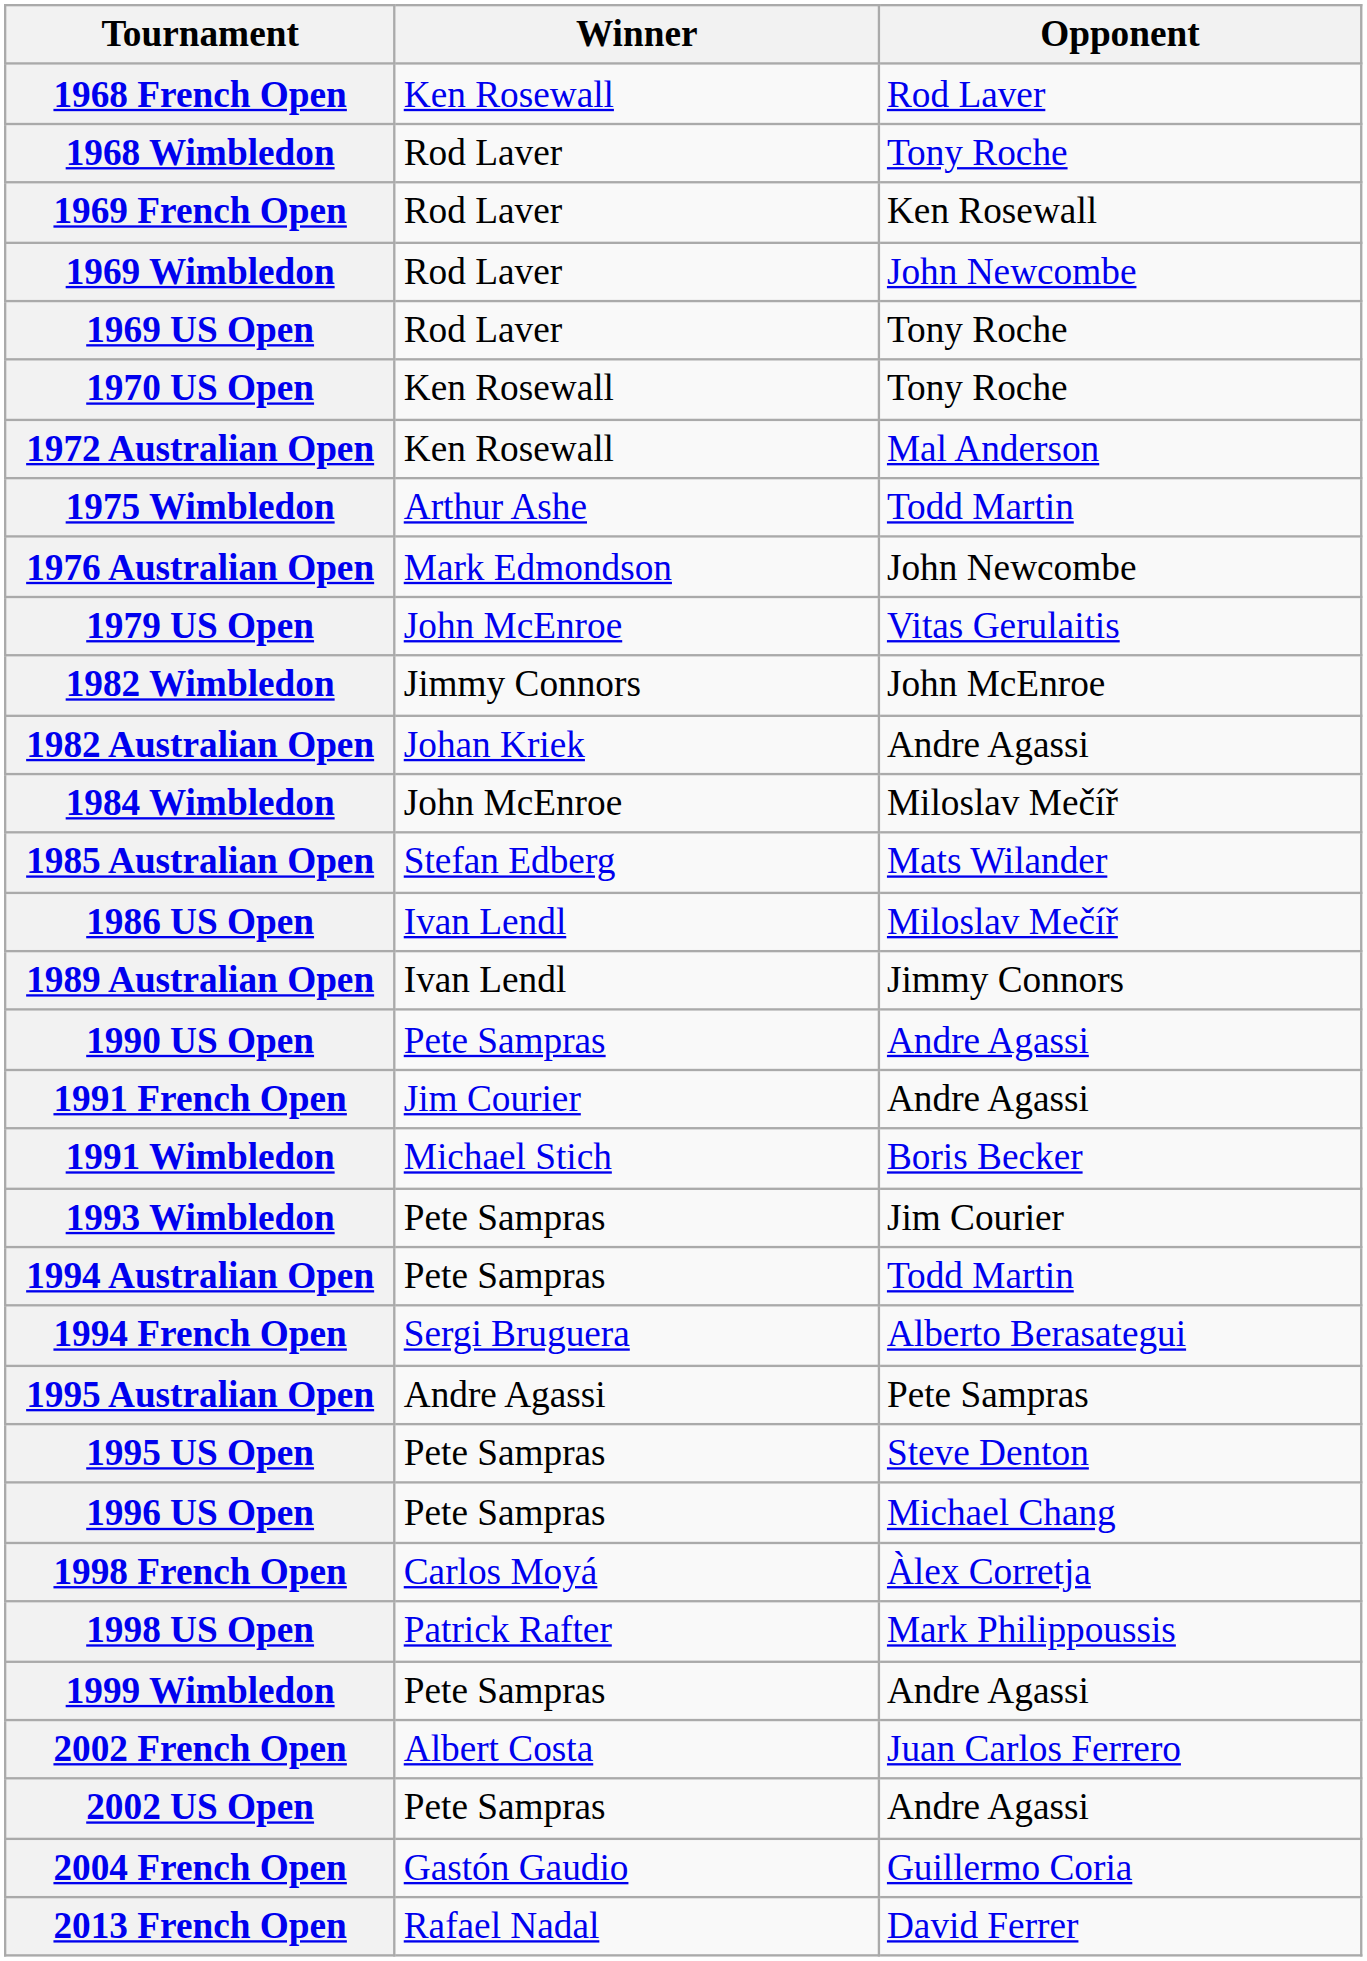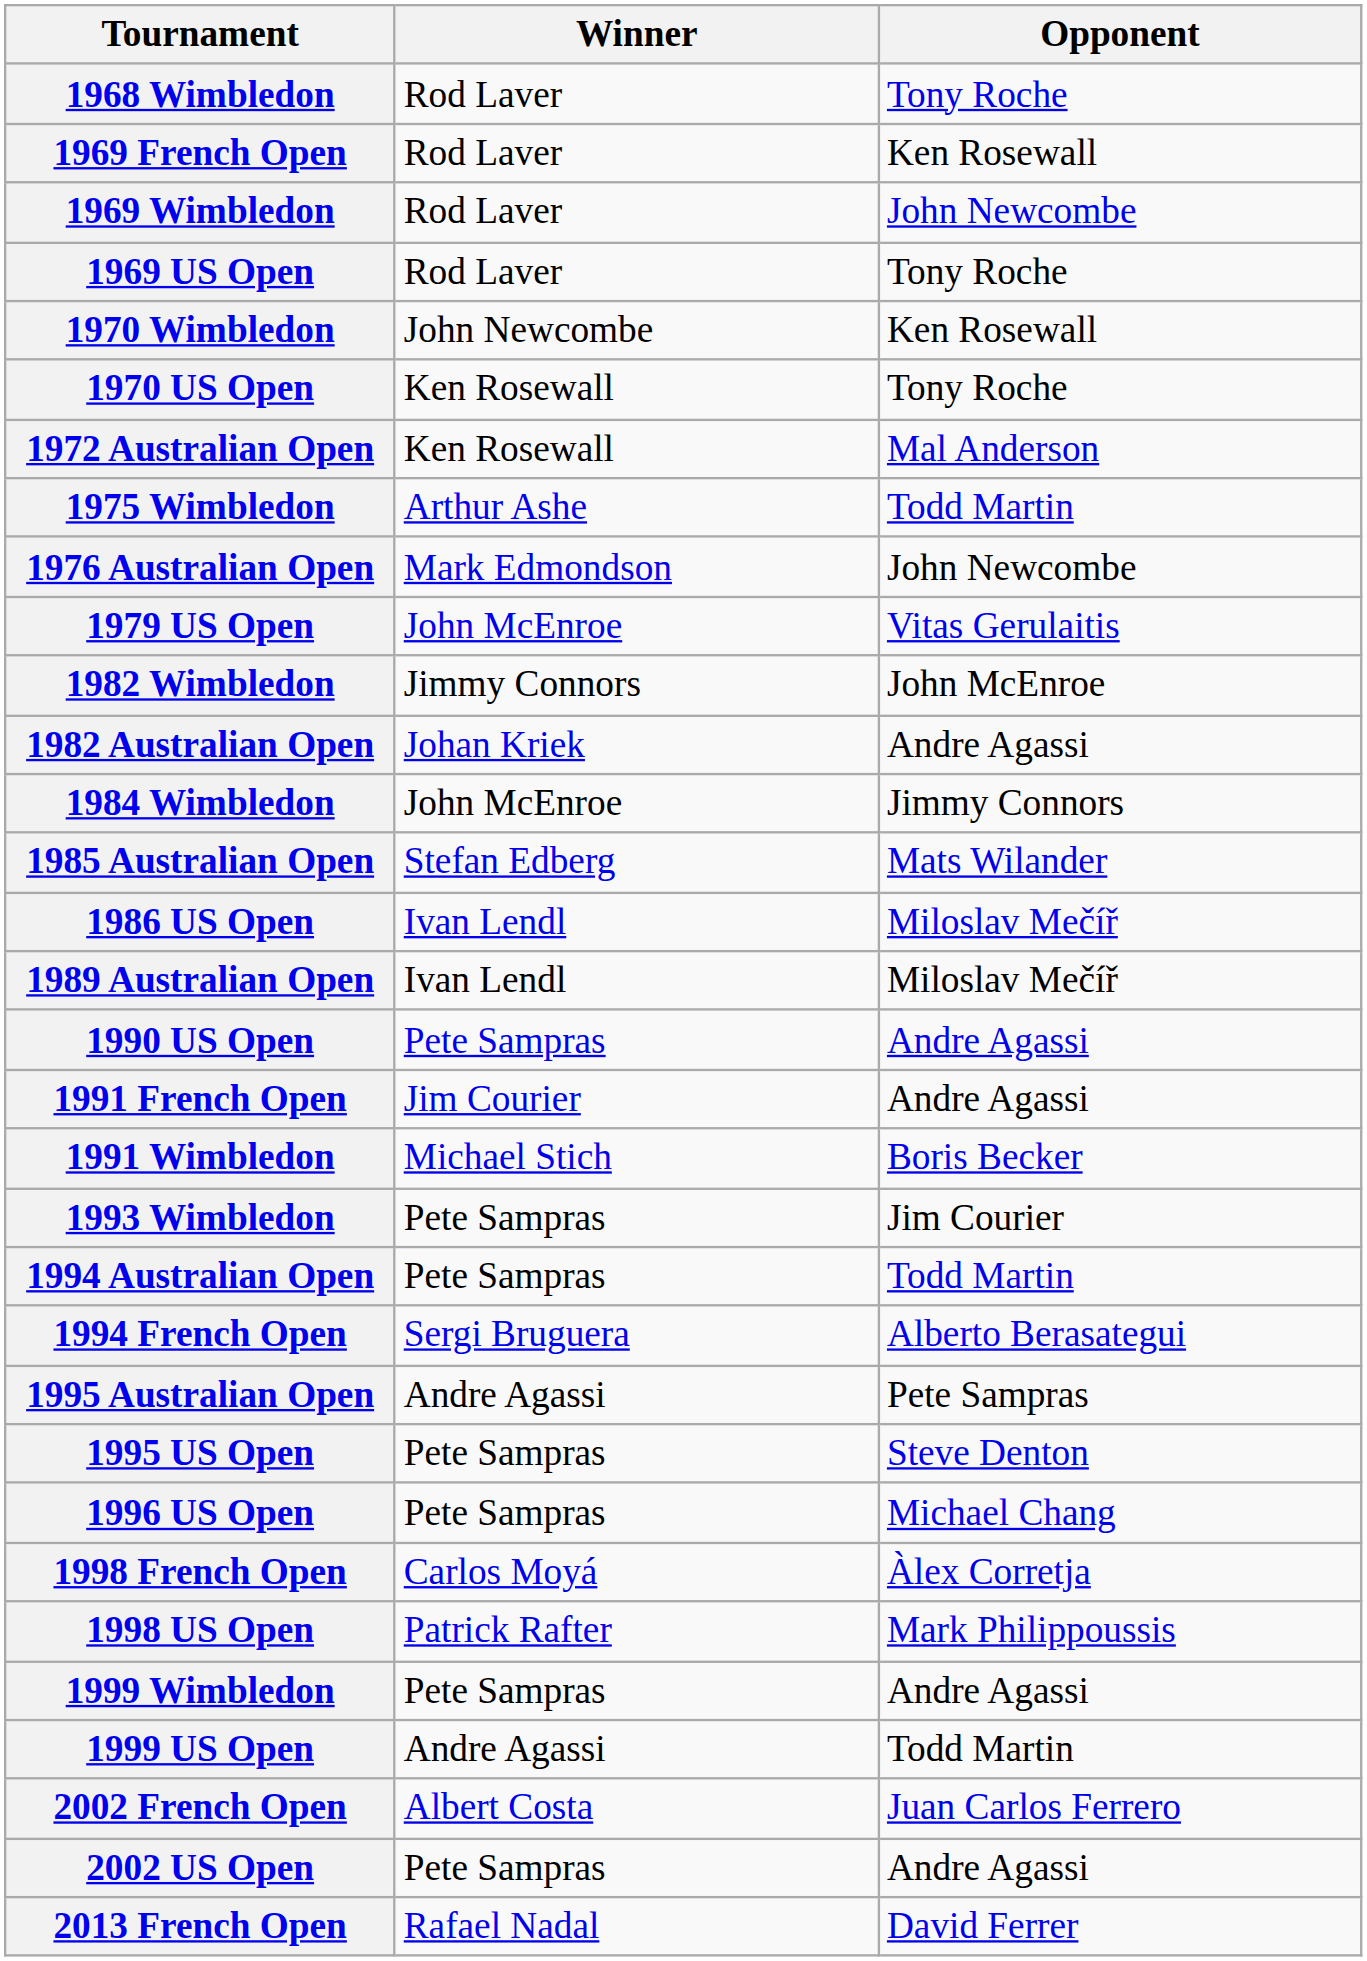- row: (200, 93)
+ row: (200, 329)
(1002, 802) Miloslav Mečíř -> (1006, 802) Jimmy Connors
(1006, 980) Jimmy Connors -> (1002, 980) Miloslav Mečíř
+ row: (200, 1748)
- row: (200, 1866)
